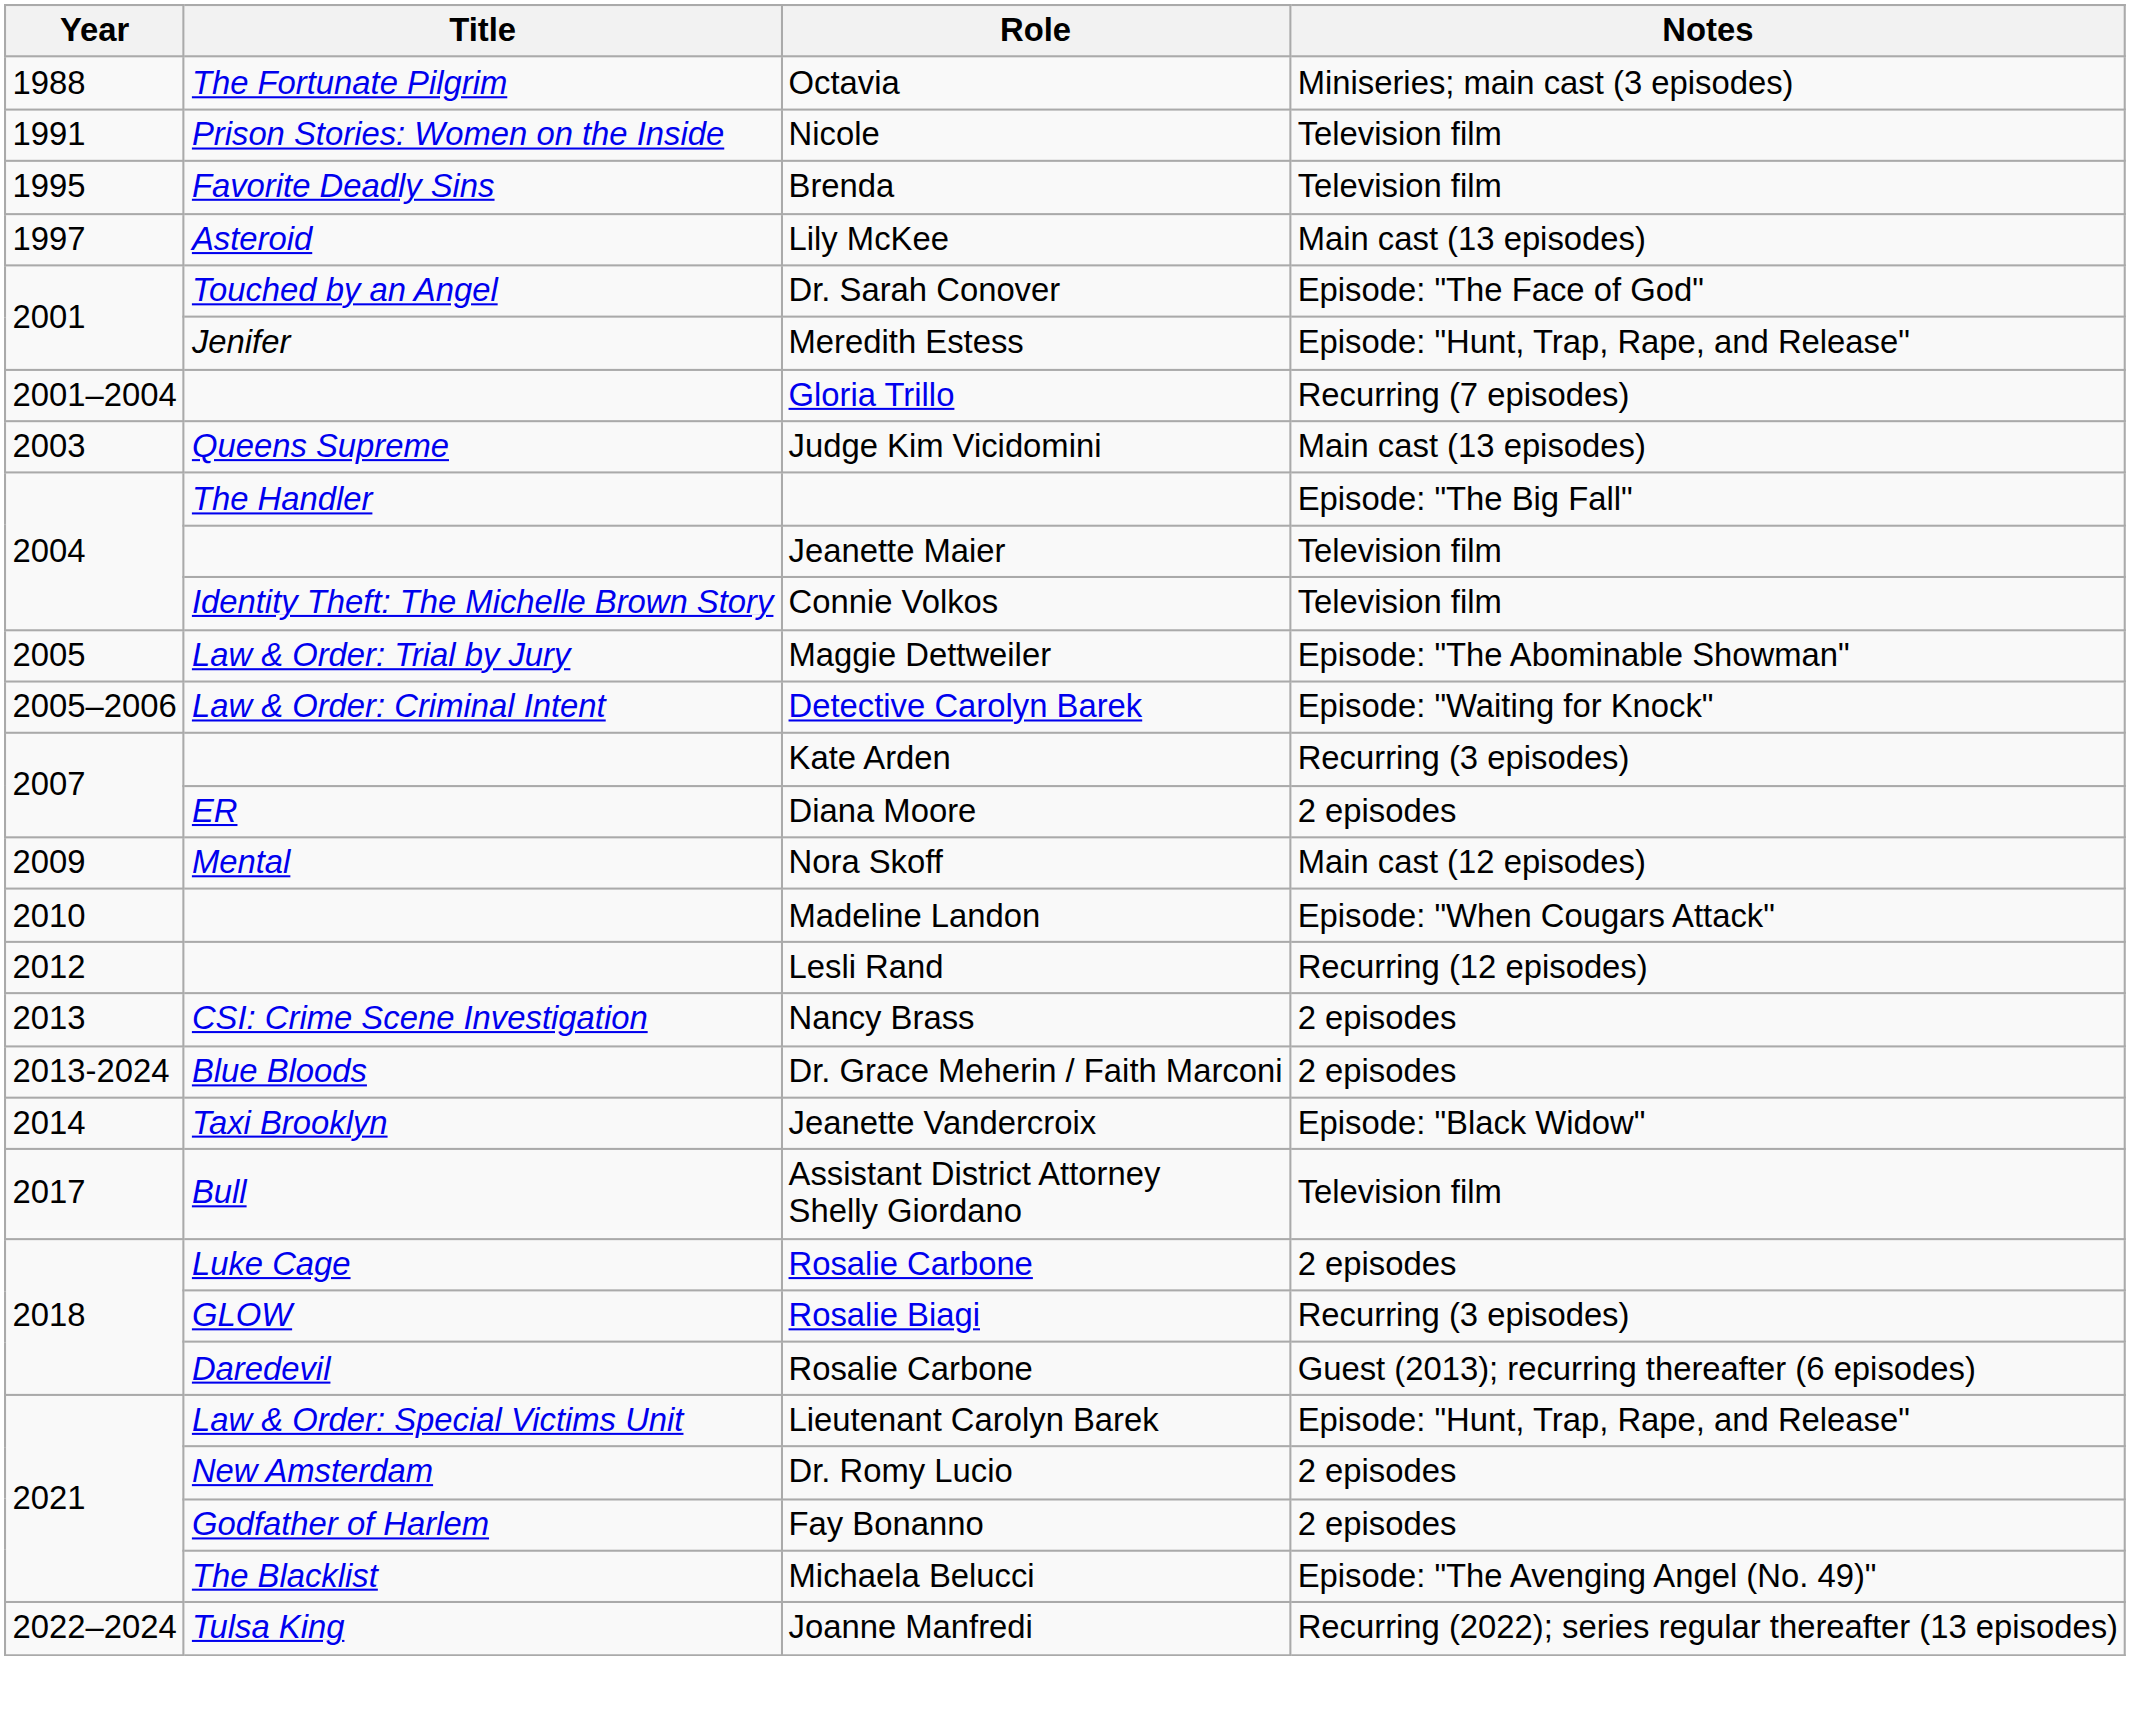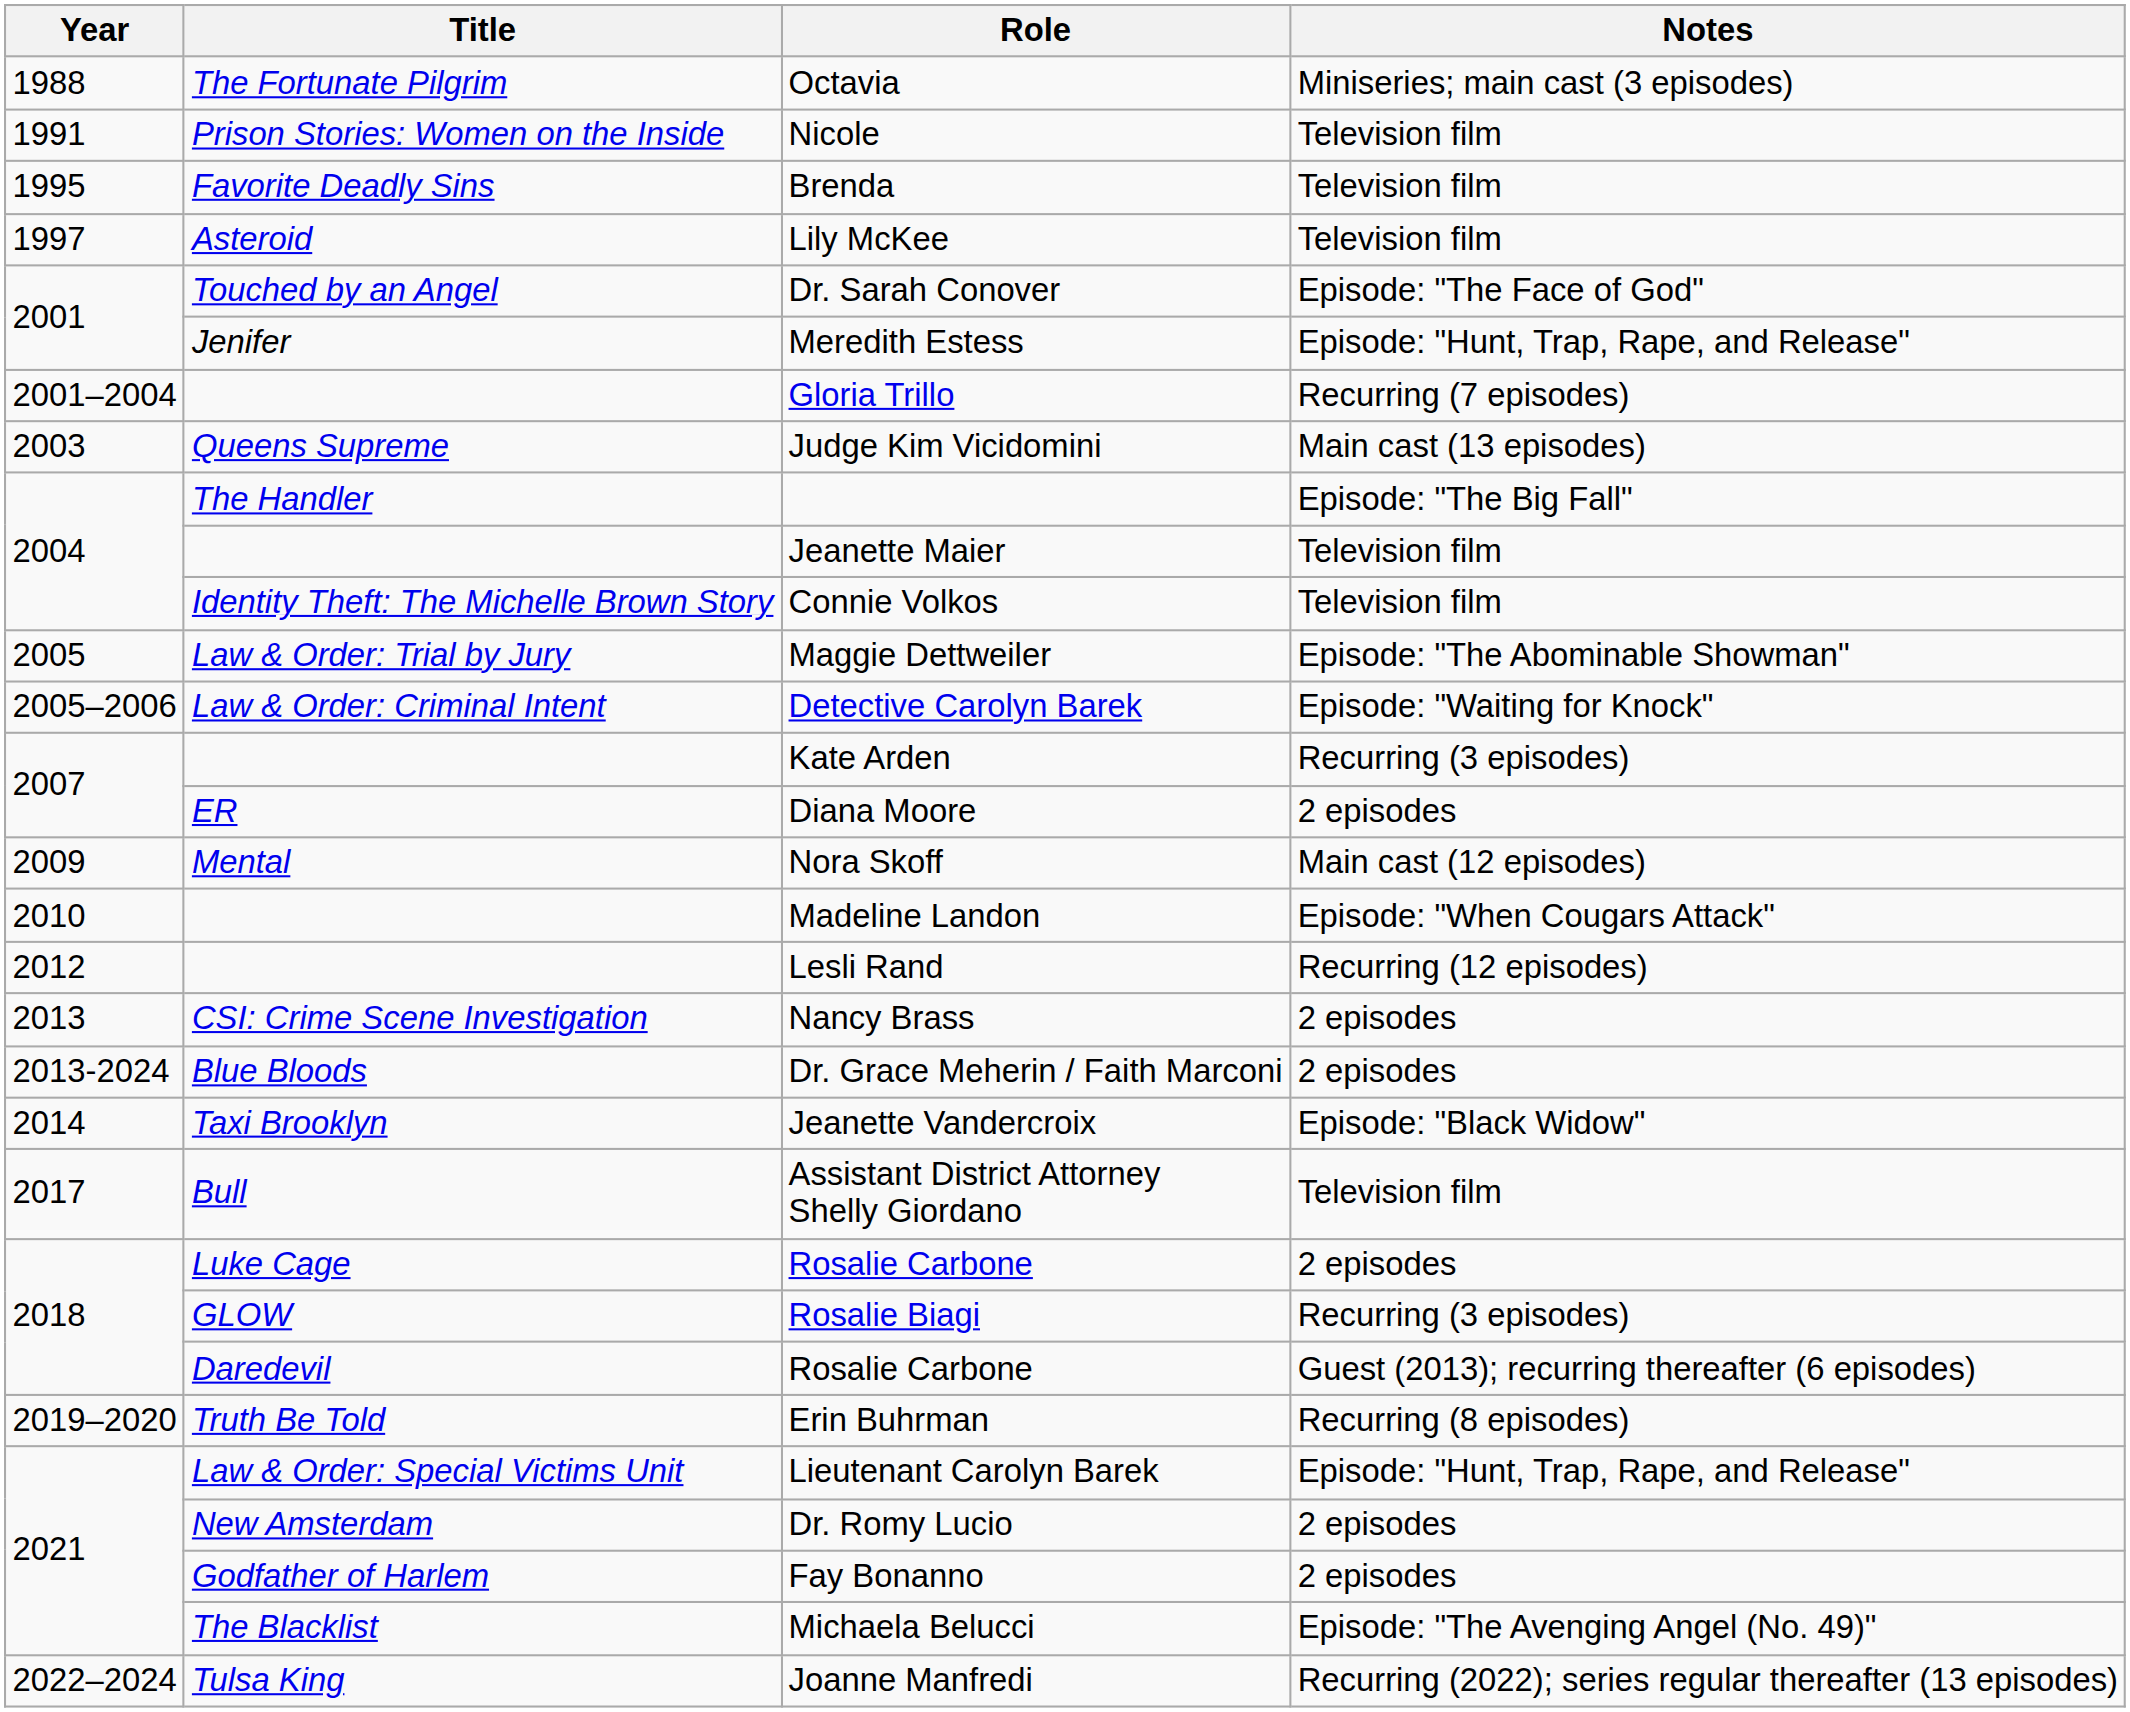(1472, 238) Main cast (13 episodes) -> (1400, 238) Television film
+ row: (289, 1419)
